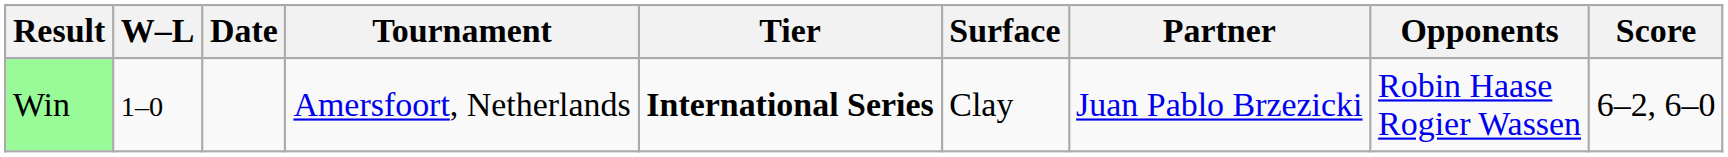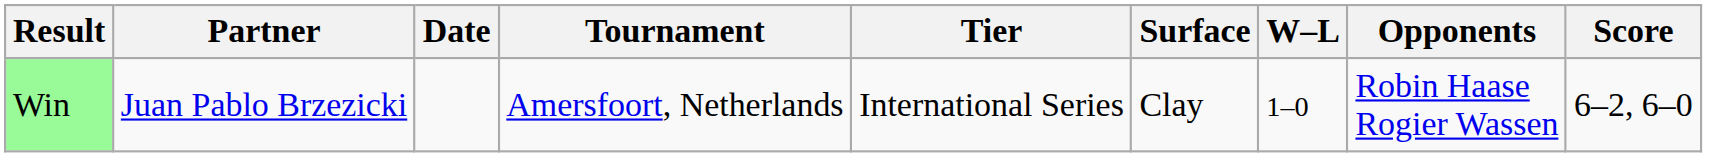columns swapped: (158, 31) <-> (1219, 31)
(790, 104) bold -> (992, 104) normal
